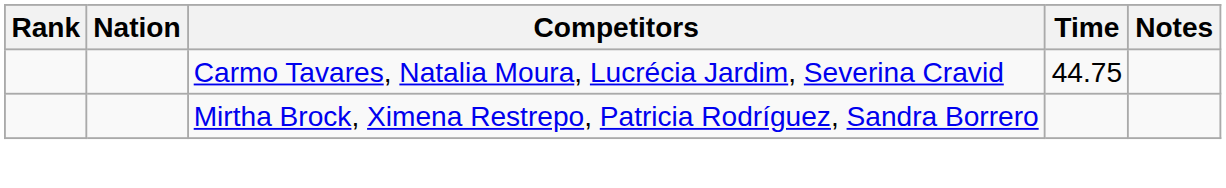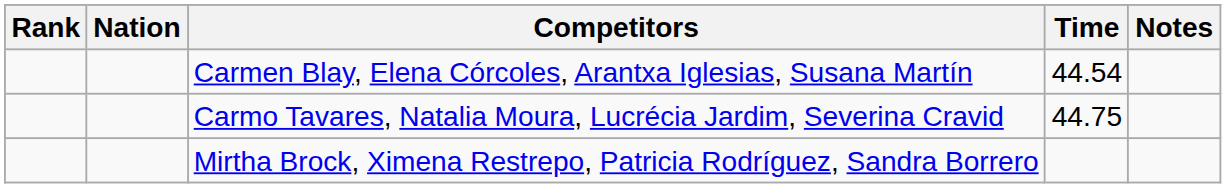+ row: (583, 72)
